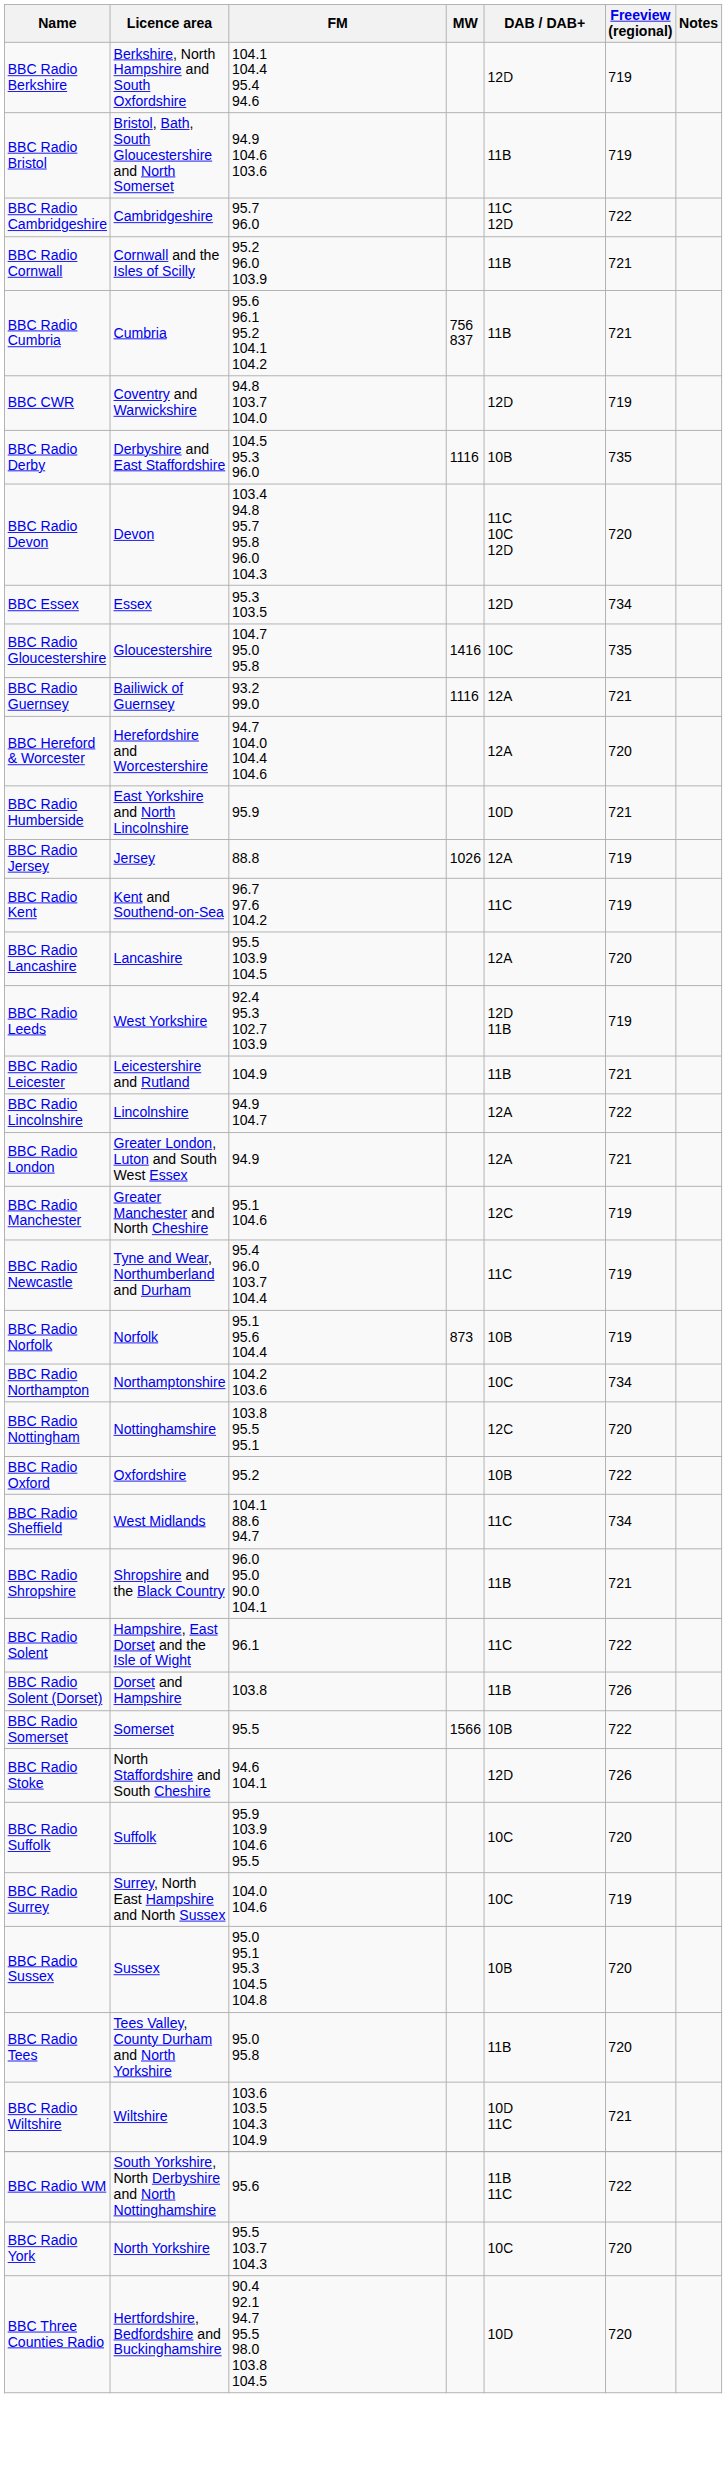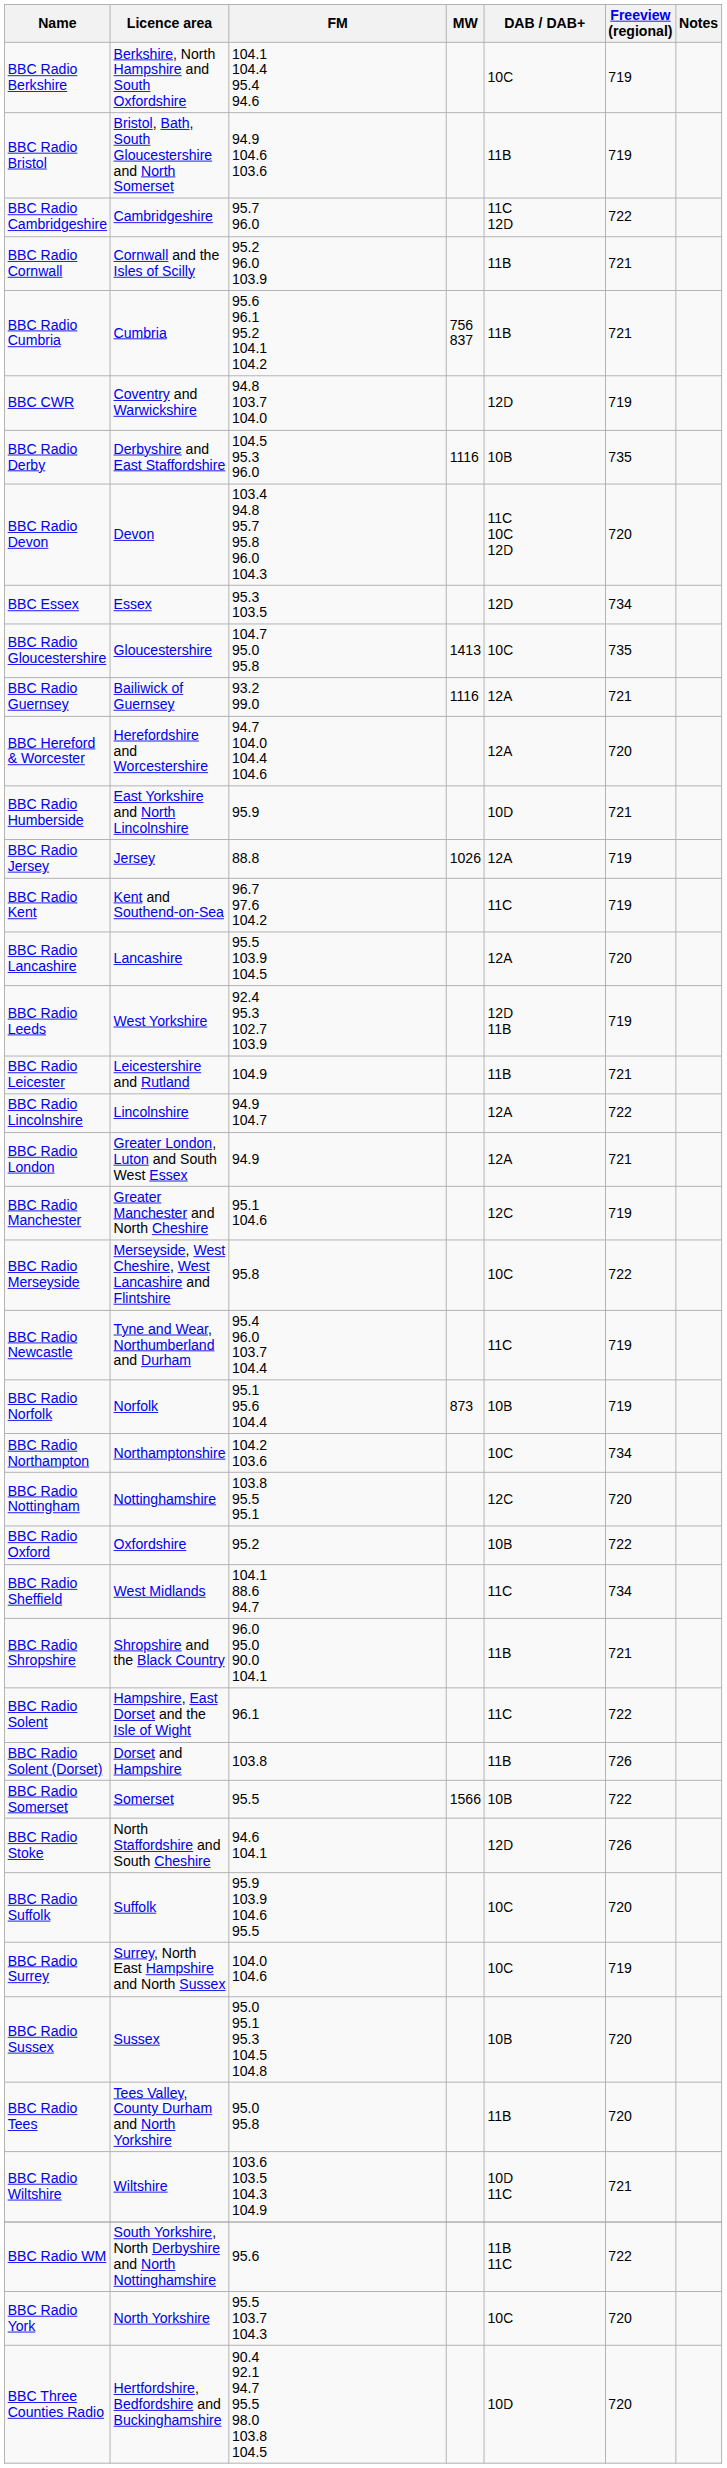(500, 77) 12D -> (500, 77) 10C
(465, 650) 1416 -> (465, 650) 1413
+ row: (44, 1275)
